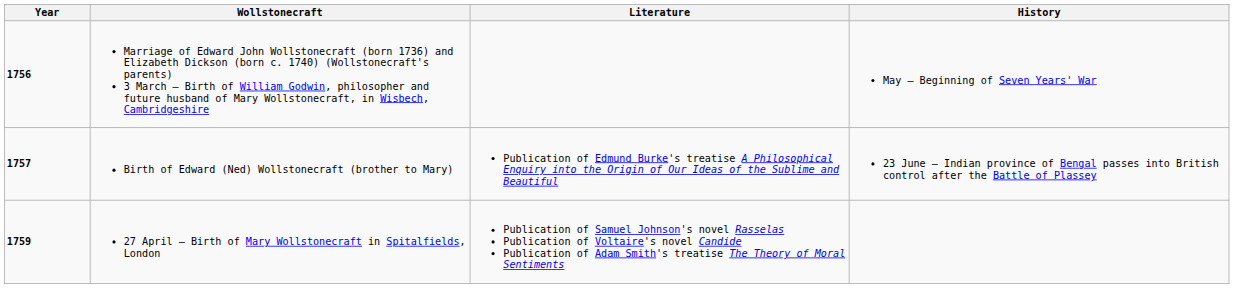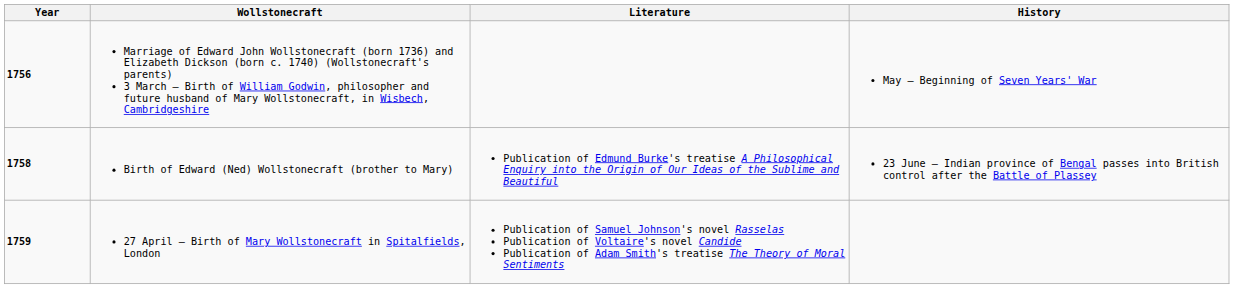(19, 164) 1757 -> (19, 164) 1758
